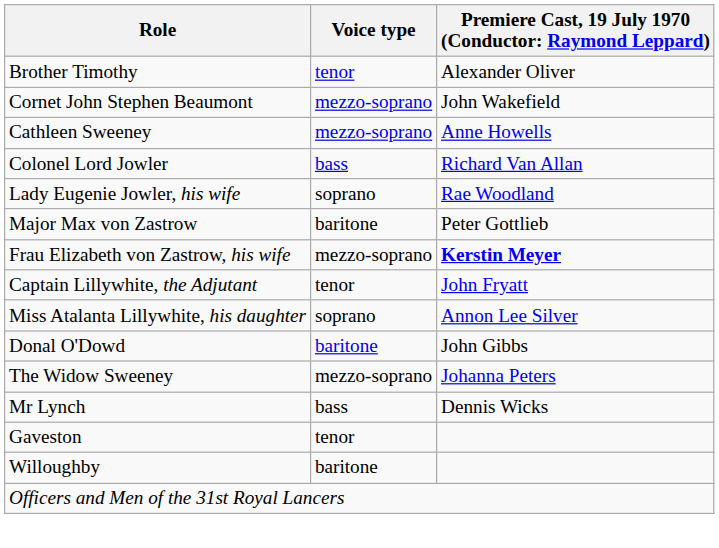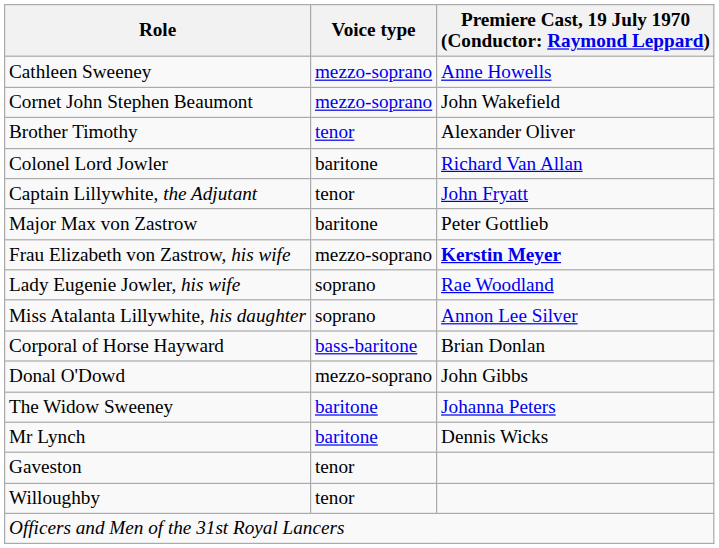rows swapped: (73, 71) <-> (80, 132)
(331, 163) bass -> (346, 163) baritone
rows swapped: (125, 193) <-> (133, 284)
+ row: (116, 345)
(346, 345) baritone -> (374, 376) mezzo-soprano
(374, 376) mezzo-soprano -> (346, 406) baritone
(331, 406) bass -> (346, 437) baritone
(346, 467) baritone -> (335, 498) tenor
